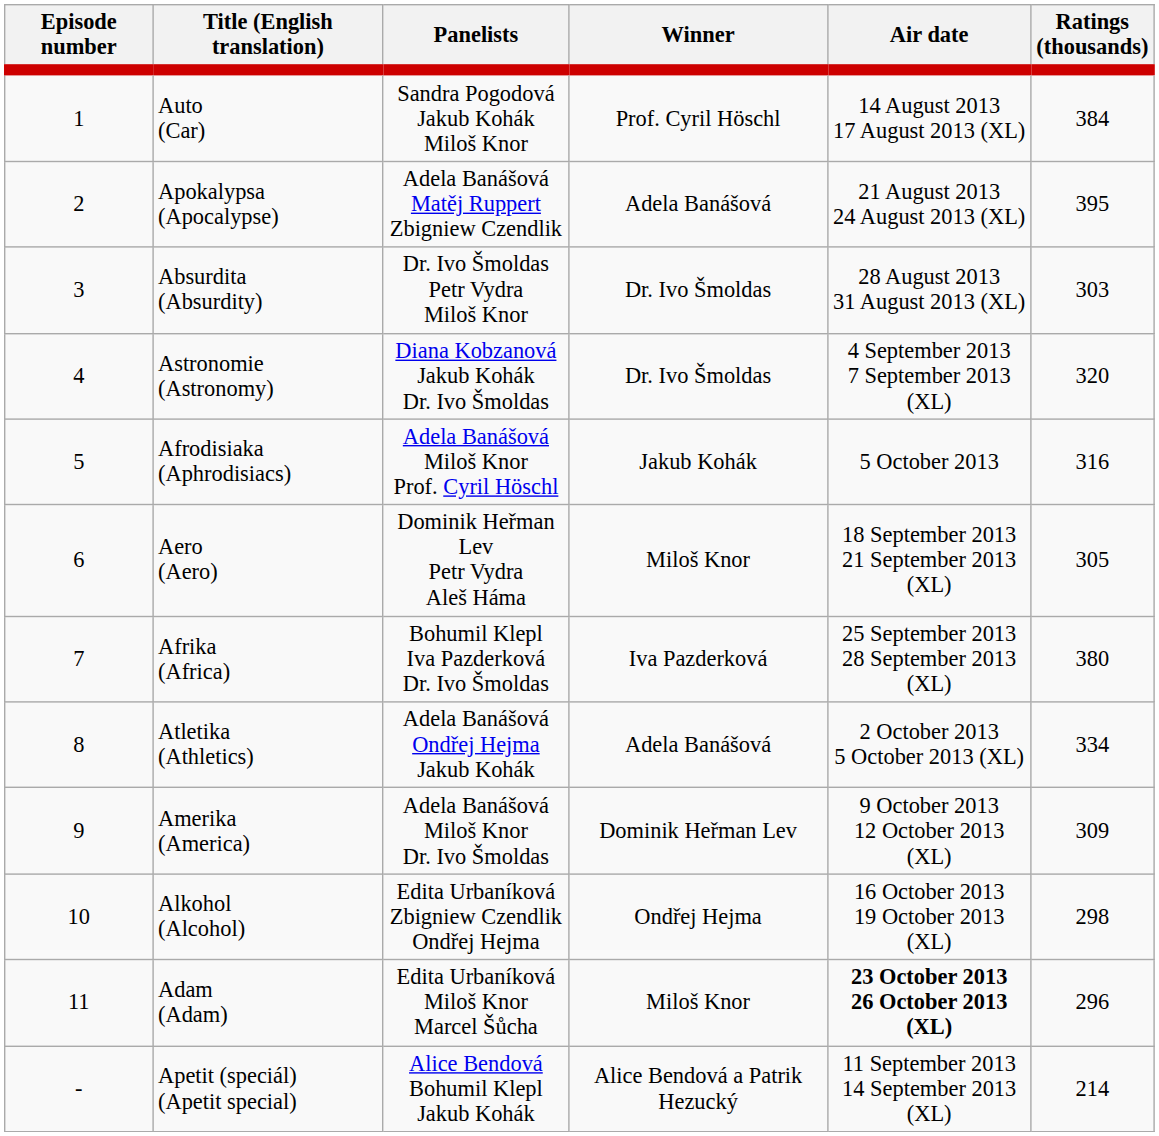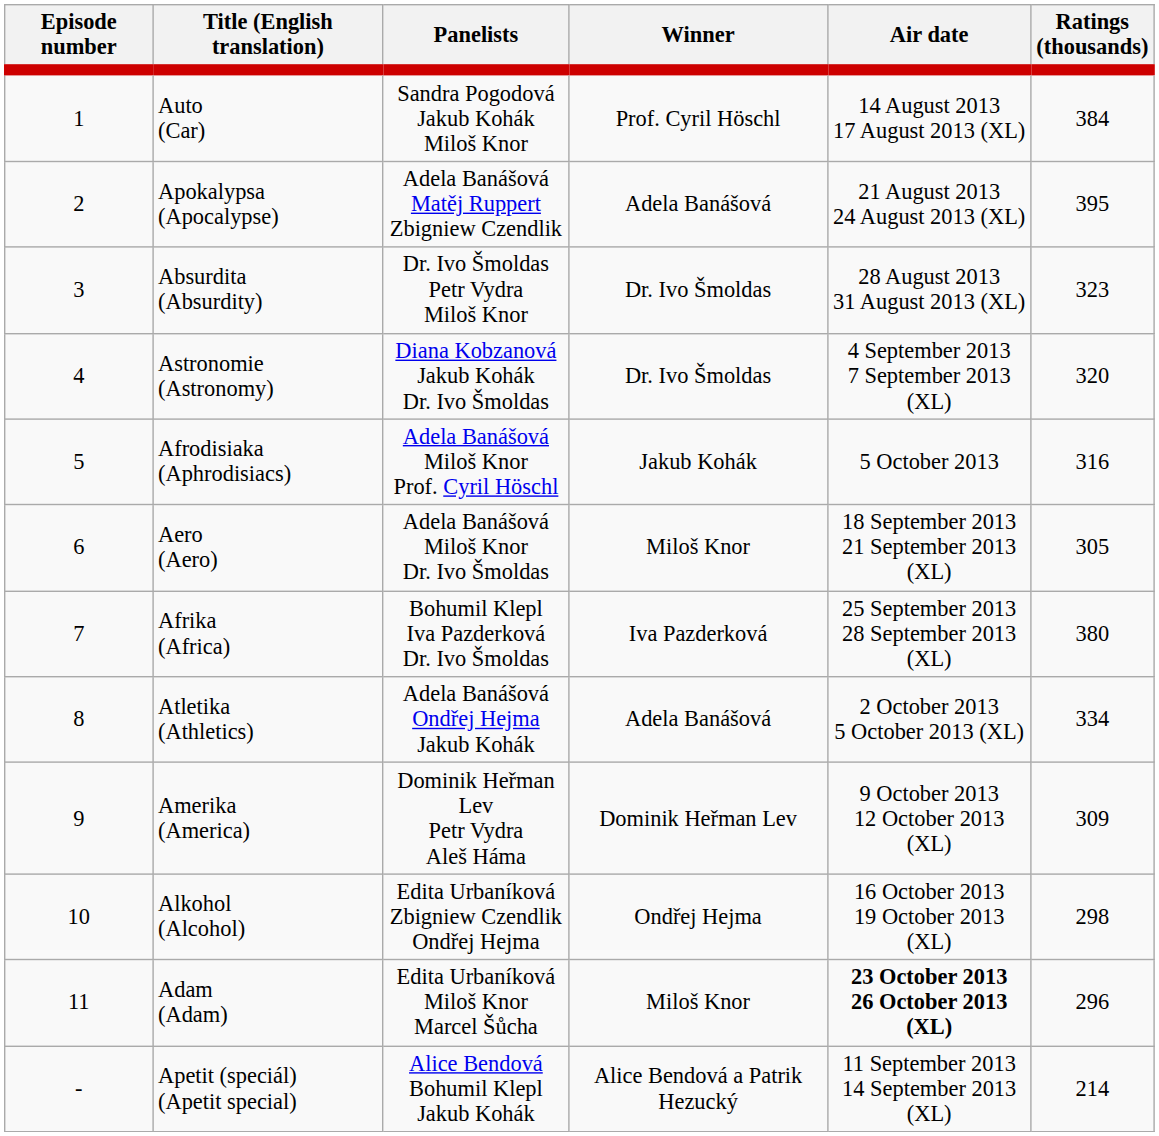(1092, 289) 303 -> (1092, 289) 323
(476, 560) Dominik Heřman Lev Petr Vydra Aleš Háma -> (476, 547) Adela Banášová Miloš Knor Dr. Ivo Šmoldas
(476, 830) Adela Banášová Miloš Knor Dr. Ivo Šmoldas -> (476, 817) Dominik Heřman Lev Petr Vydra Aleš Háma
